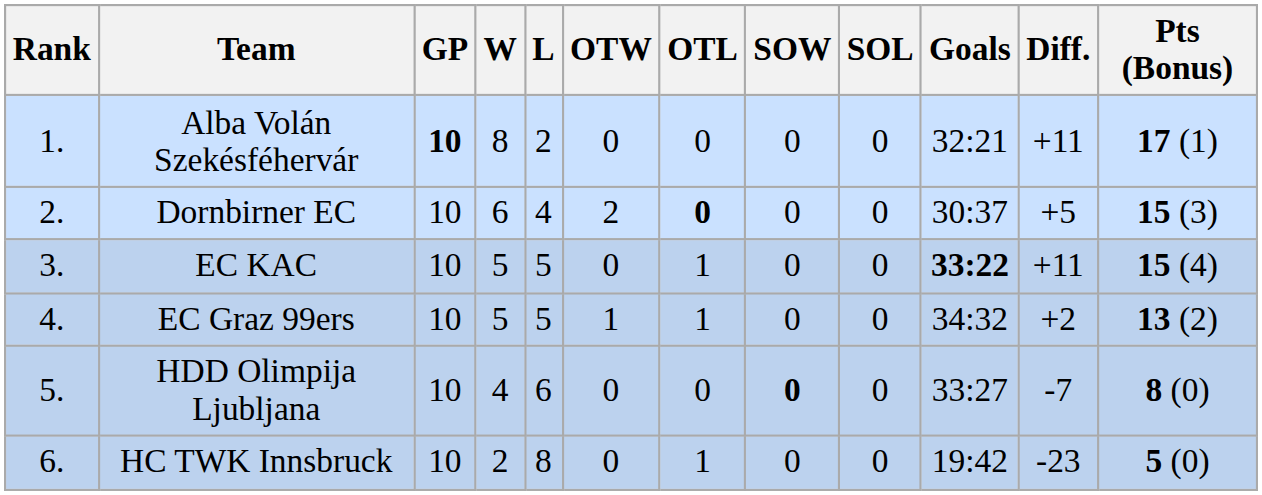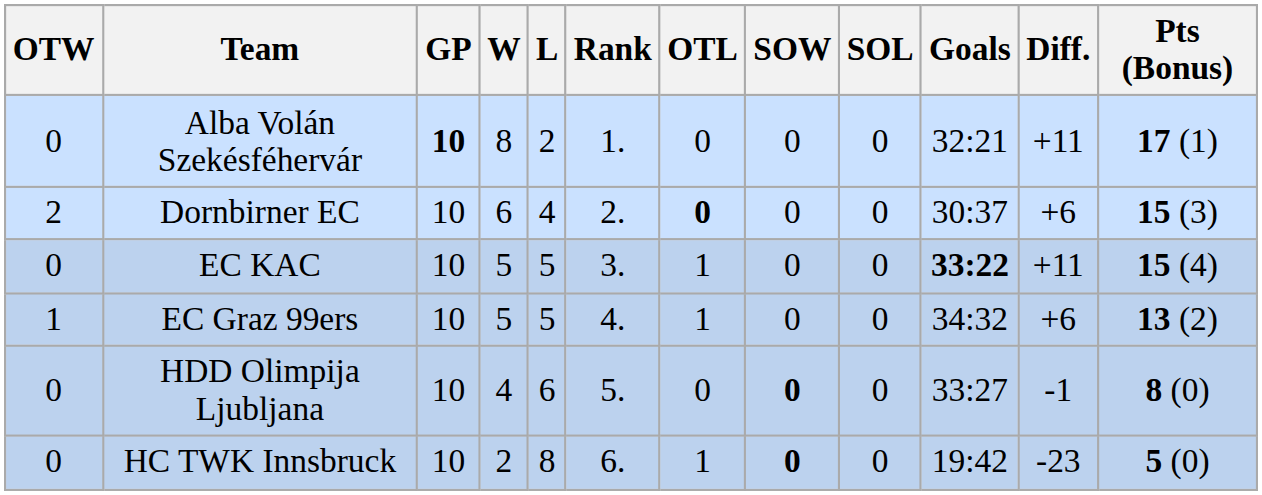columns swapped: (52, 49) <-> (611, 49)
(1058, 212) +5 -> (1058, 212) +6
(1058, 318) +2 -> (1058, 318) +6
(1058, 390) -7 -> (1058, 390) -1
(792, 462) normal -> (792, 462) bold
